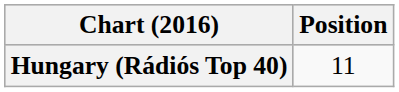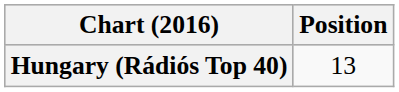(343, 65) 11 -> (343, 65) 13
